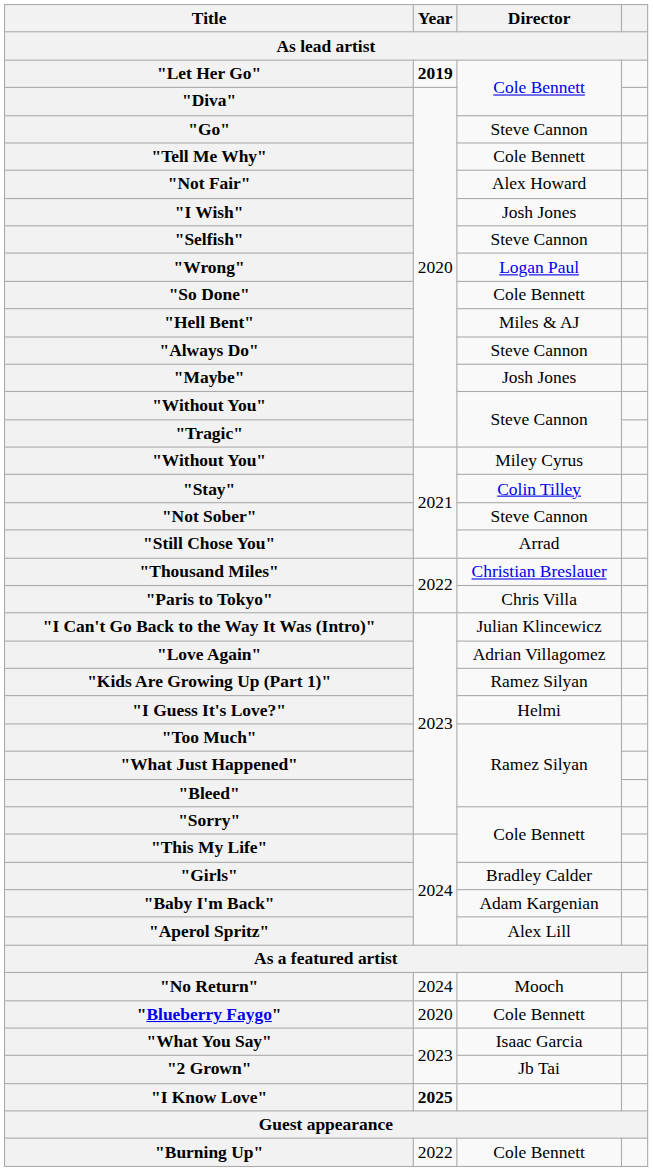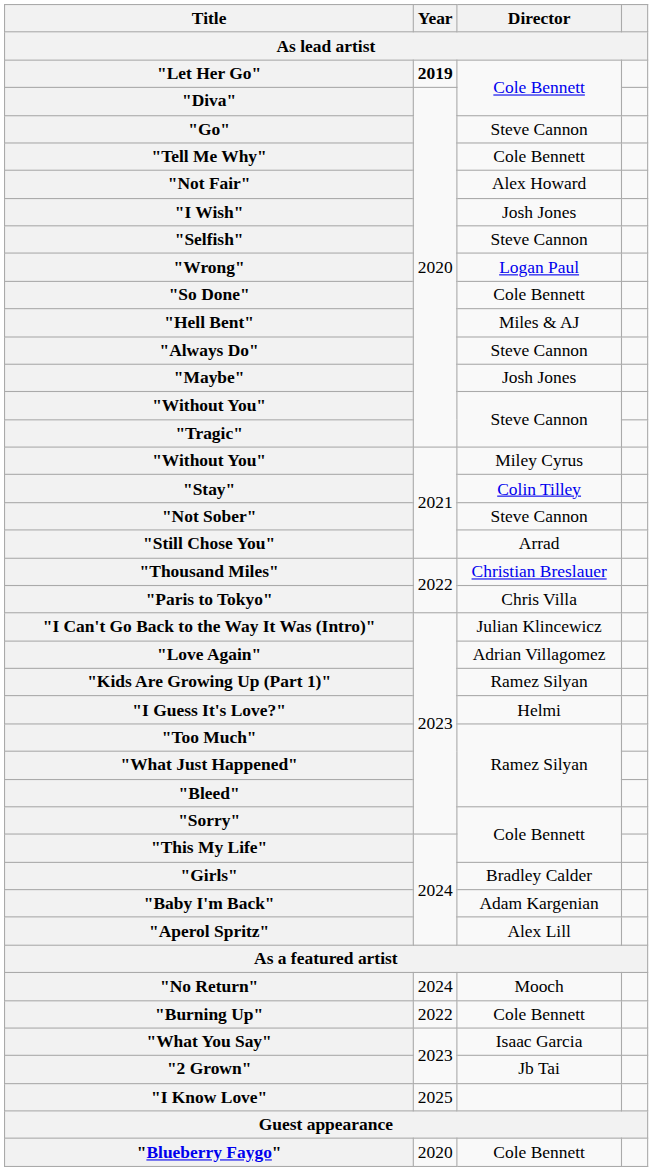rows swapped: (209, 1152) <-> (209, 1014)
(435, 1097) bold -> (435, 1097) normal
